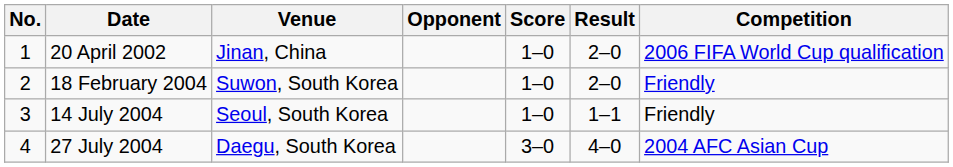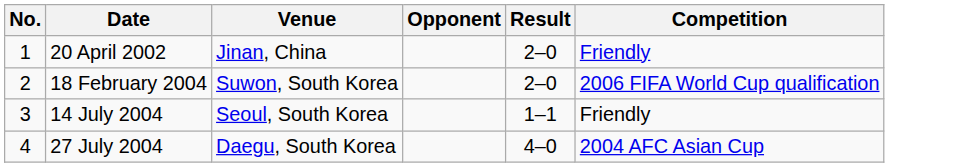- column: (538, 20)
(794, 51) 2006 FIFA World Cup qualification -> (615, 51) Friendly
(679, 83) Friendly -> (730, 83) 2006 FIFA World Cup qualification
